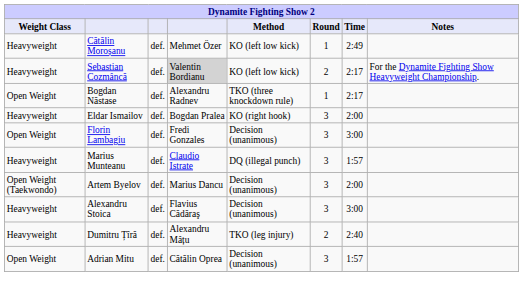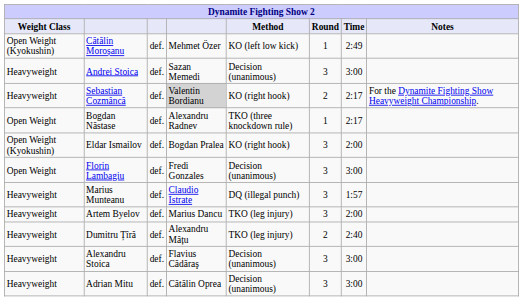(32, 46) Heavyweight -> (31, 46) Open Weight (Kyokushin)
+ row: (112, 71)
(264, 71) KO (left low kick) -> (259, 96) KO (right hook)
(32, 116) Heavyweight -> (31, 145) Open Weight (Kyokushin)
(32, 185) Open Weight (Taekwondo) -> (32, 215) Heavyweight
(253, 185) Decision (unanimous) -> (261, 215) TKO (leg injury)
rows swapped: (107, 210) <-> (112, 234)
(31, 259) Open Weight -> (32, 284) Heavyweight
(355, 259) 1:57 -> (354, 284) 3:00
